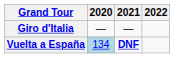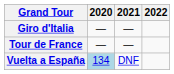+ row: (46, 45)
(128, 45) bold -> (128, 61) normal
